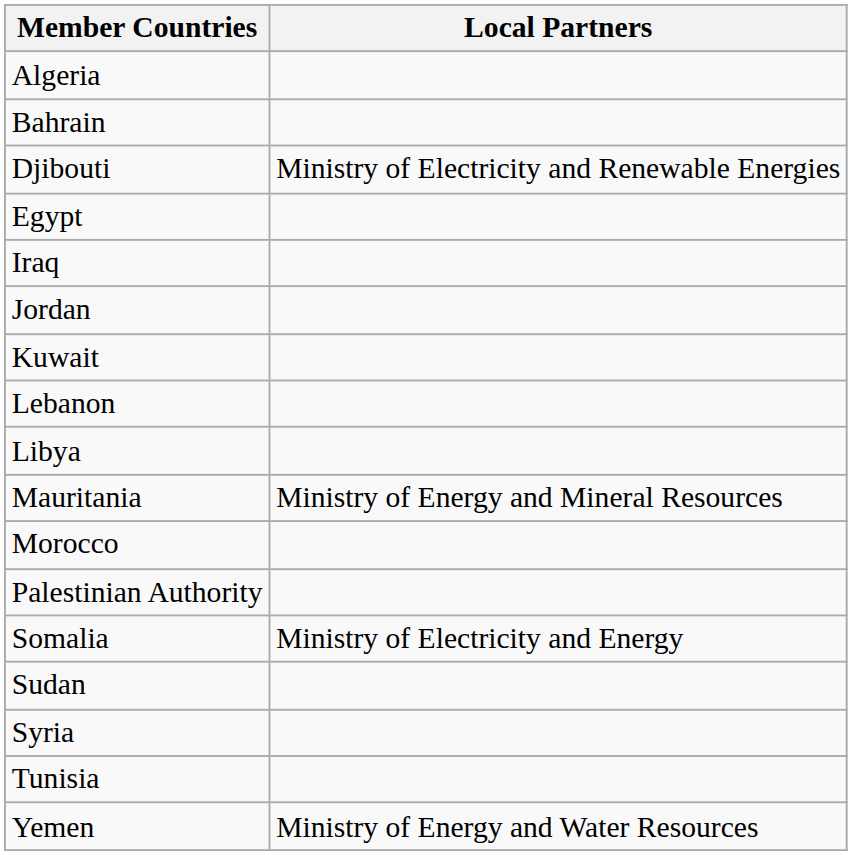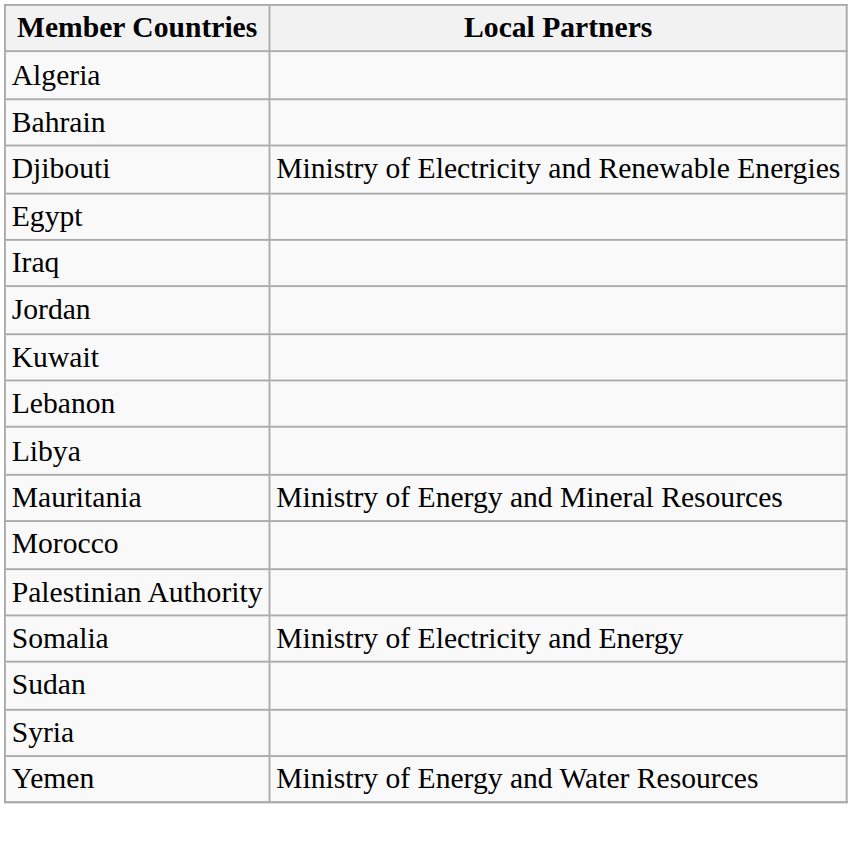- row: (56, 779)
